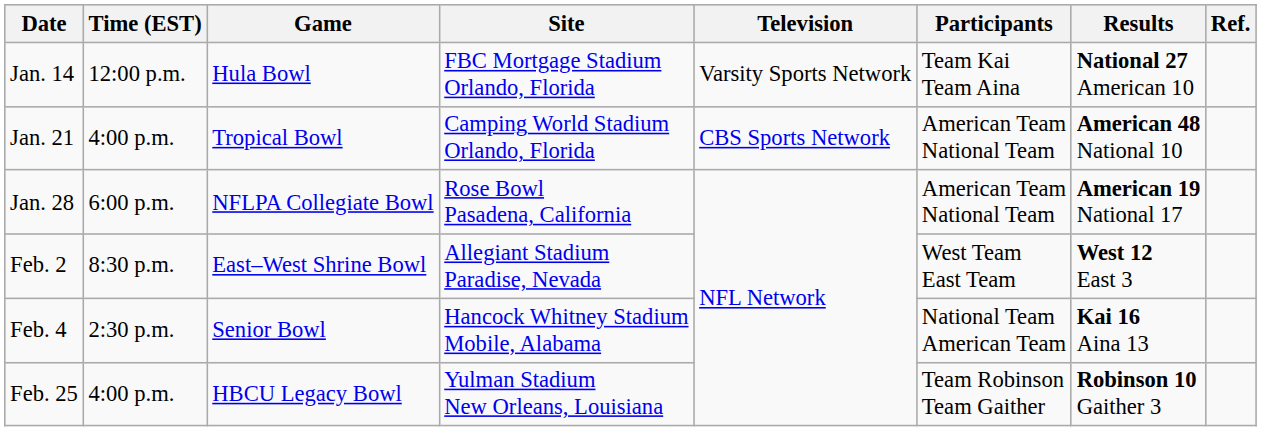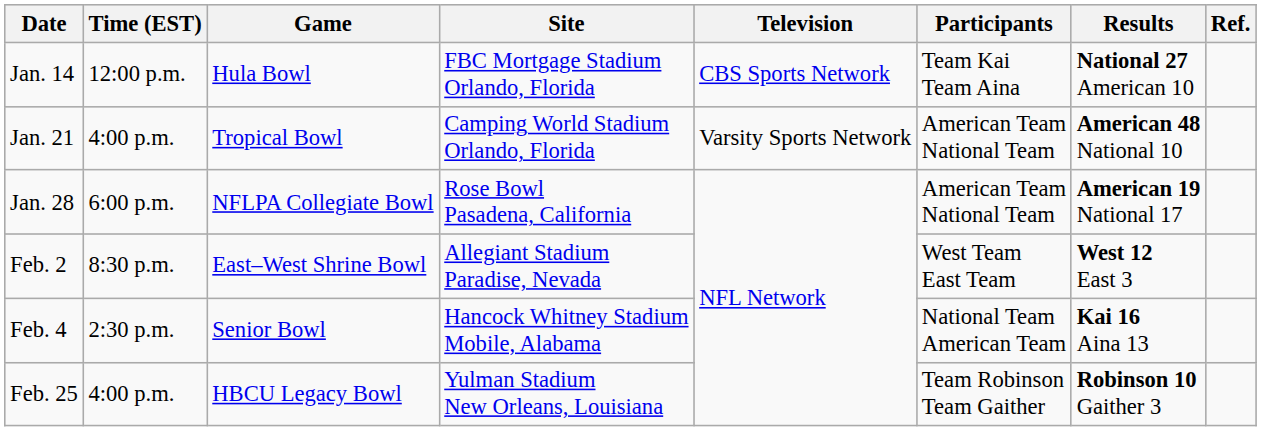(805, 74) Varsity Sports Network -> (795, 74) CBS Sports Network
(795, 138) CBS Sports Network -> (805, 138) Varsity Sports Network
